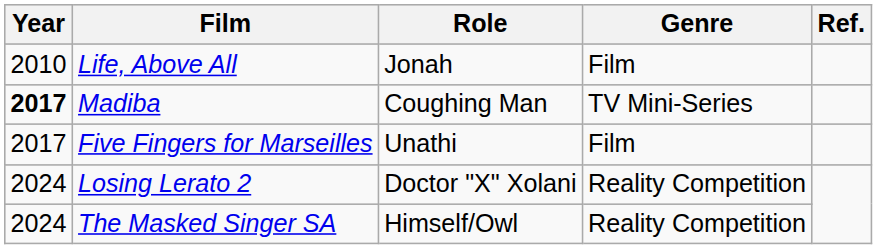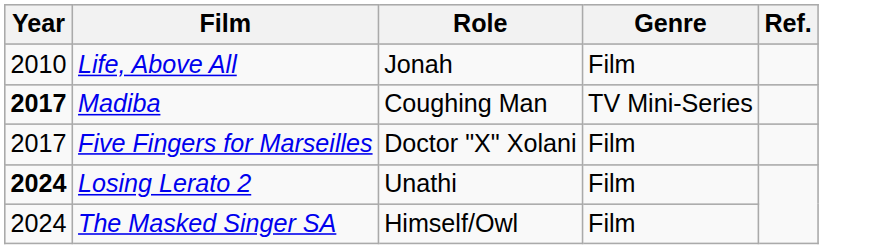(420, 143) Unathi -> (480, 143) Doctor "X" Xolani
(39, 183) normal -> (39, 183) bold
(480, 183) Doctor "X" Xolani -> (420, 183) Unathi
(697, 183) Reality Competition -> (612, 183) Film
(697, 223) Reality Competition -> (612, 223) Film
